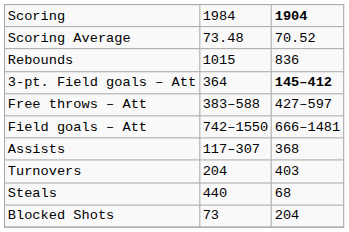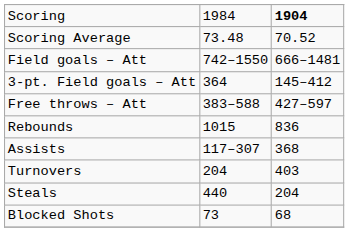rows swapped: (77, 127) <-> (41, 60)
(303, 82) bold -> (303, 82) normal
(283, 194) 68 -> (287, 194) 204
(287, 216) 204 -> (283, 216) 68
